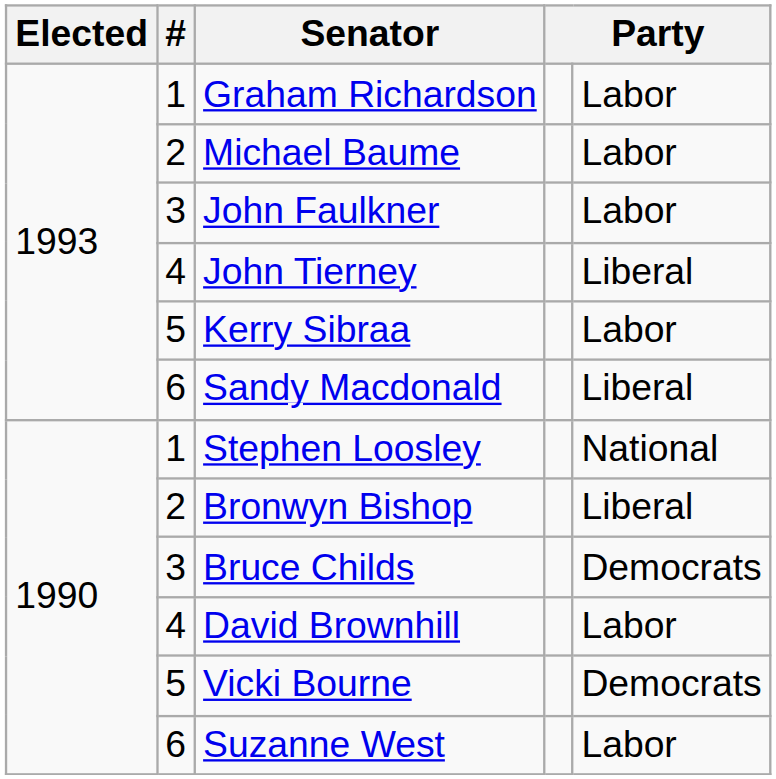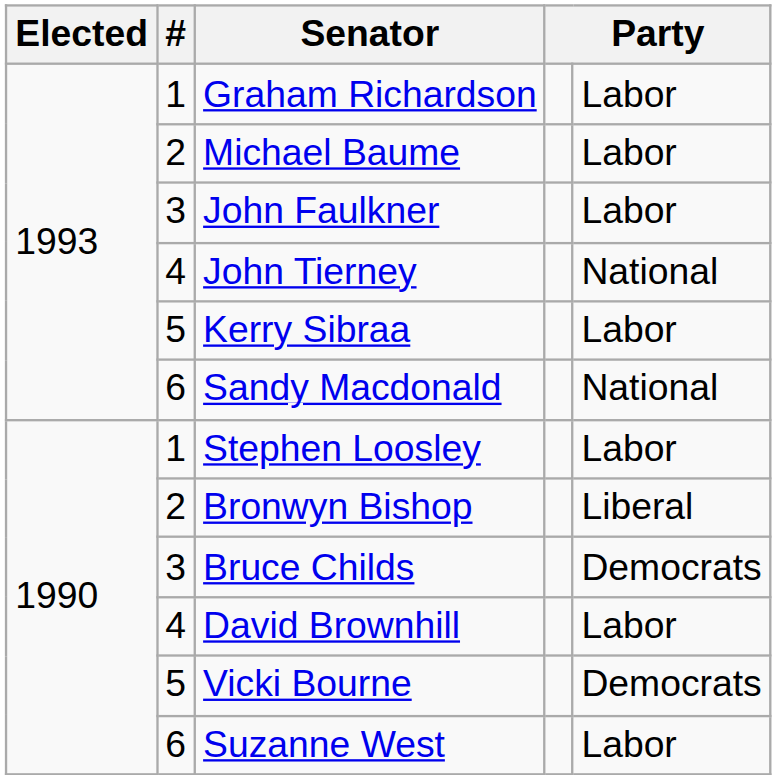(637, 270) Liberal -> (650, 270) National
(637, 389) Liberal -> (650, 389) National
(650, 448) National -> (629, 448) Labor
